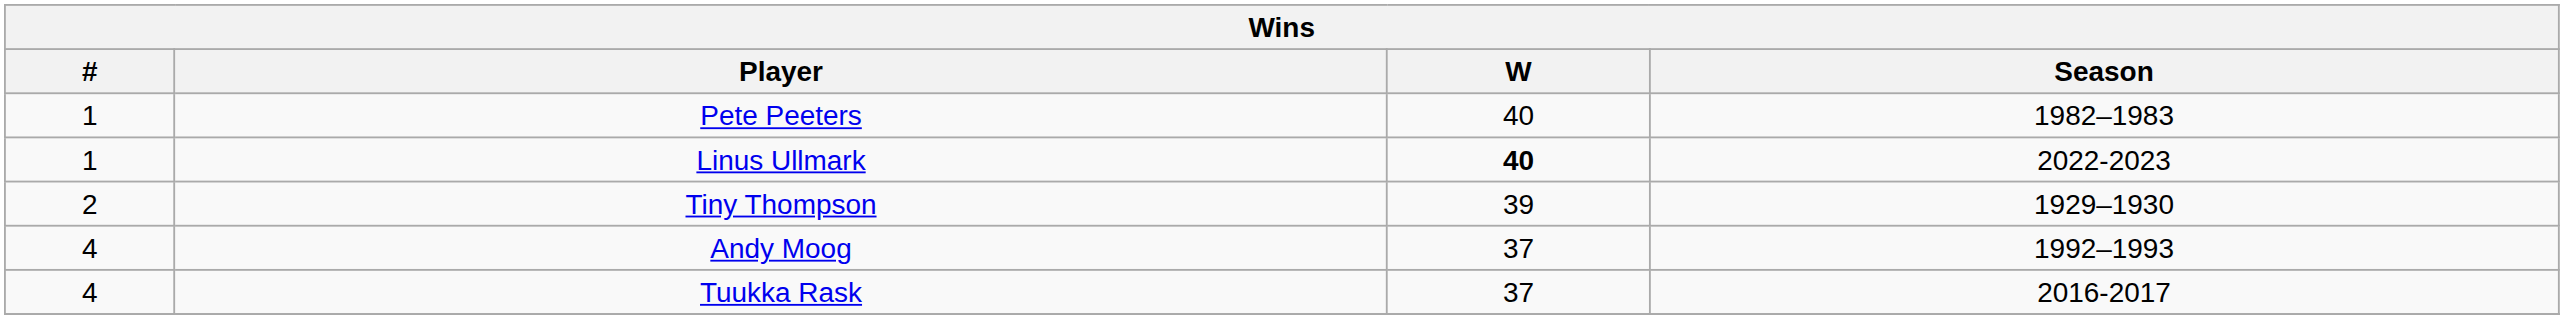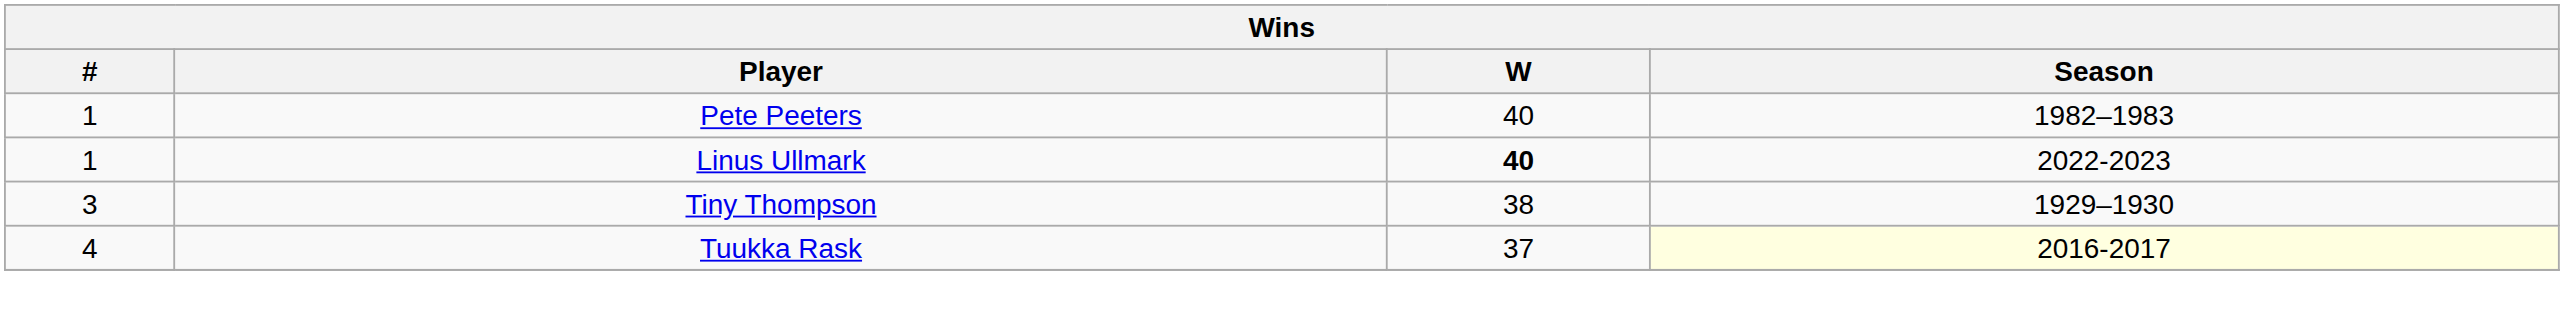(90, 204) 2 -> (90, 204) 3
(1519, 204) 39 -> (1519, 204) 38
- row: (781, 249)
(2104, 293) no background -> (2104, 249) lightyellow background
